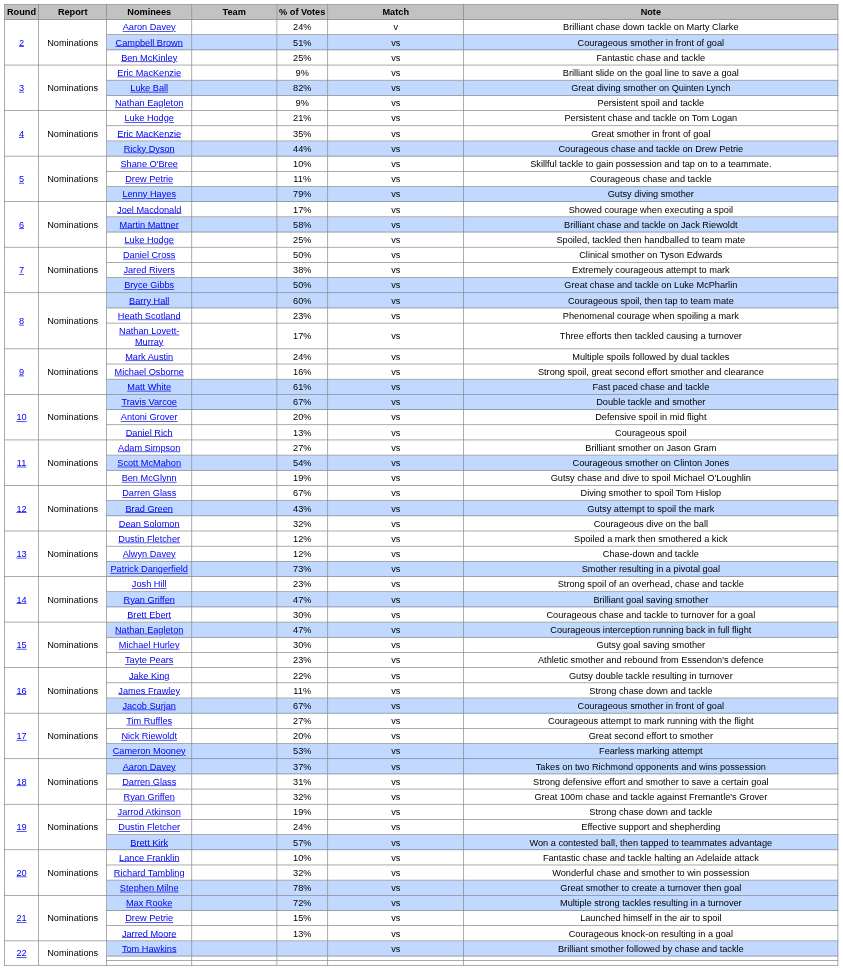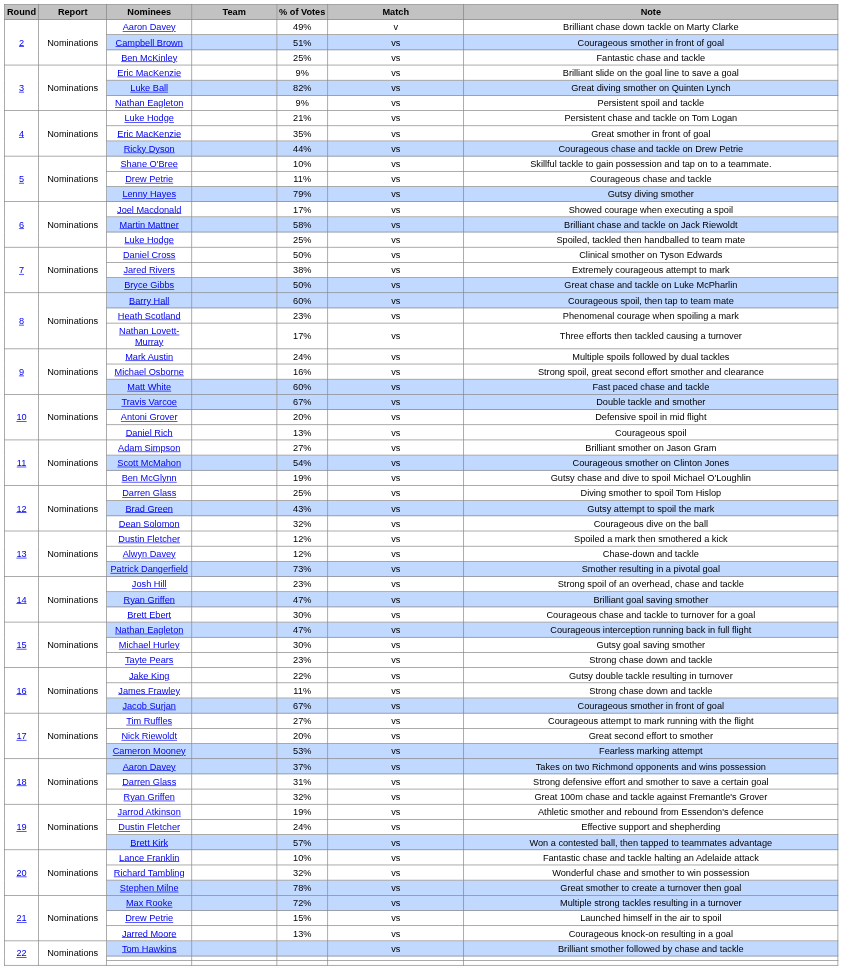(302, 27) 24% -> (302, 27) 49%
(302, 387) 61% -> (302, 387) 60%
(302, 493) 67% -> (302, 493) 25%
(651, 660) Athletic smother and rebound from Essendon's defence -> (651, 660) Strong chase down and tackle
(651, 812) Strong chase down and tackle -> (651, 812) Athletic smother and rebound from Essendon's defence
